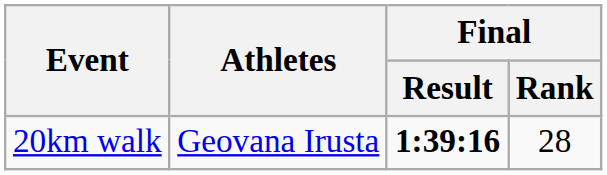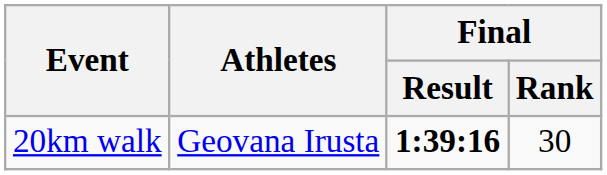(555, 142) 28 -> (555, 142) 30
